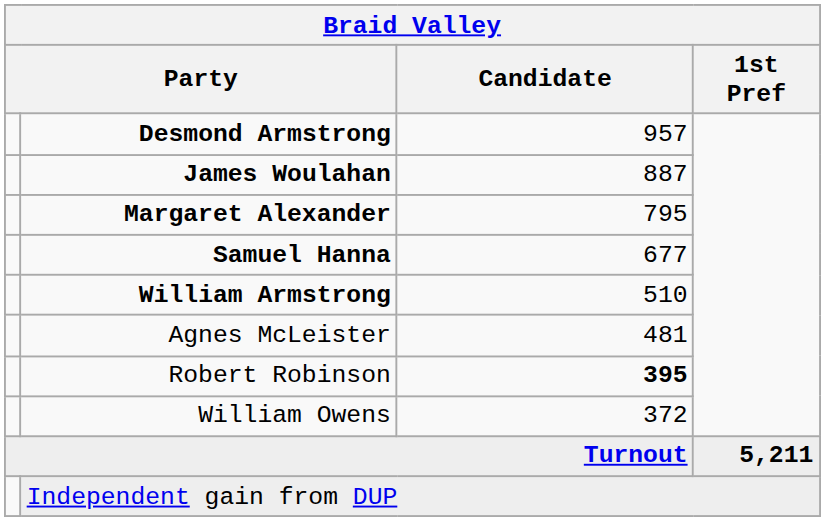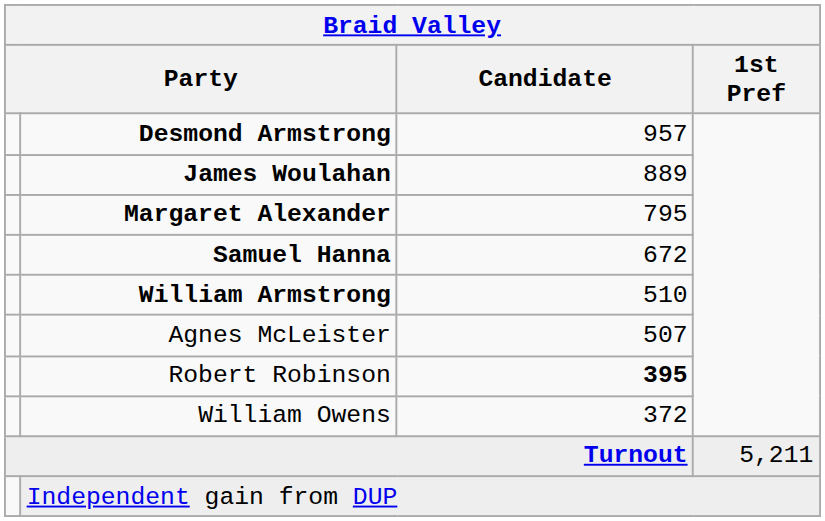(665, 174) 887 -> (665, 174) 889
(665, 255) 677 -> (665, 255) 672
(665, 335) 481 -> (665, 335) 507
(776, 456) bold -> (776, 456) normal
